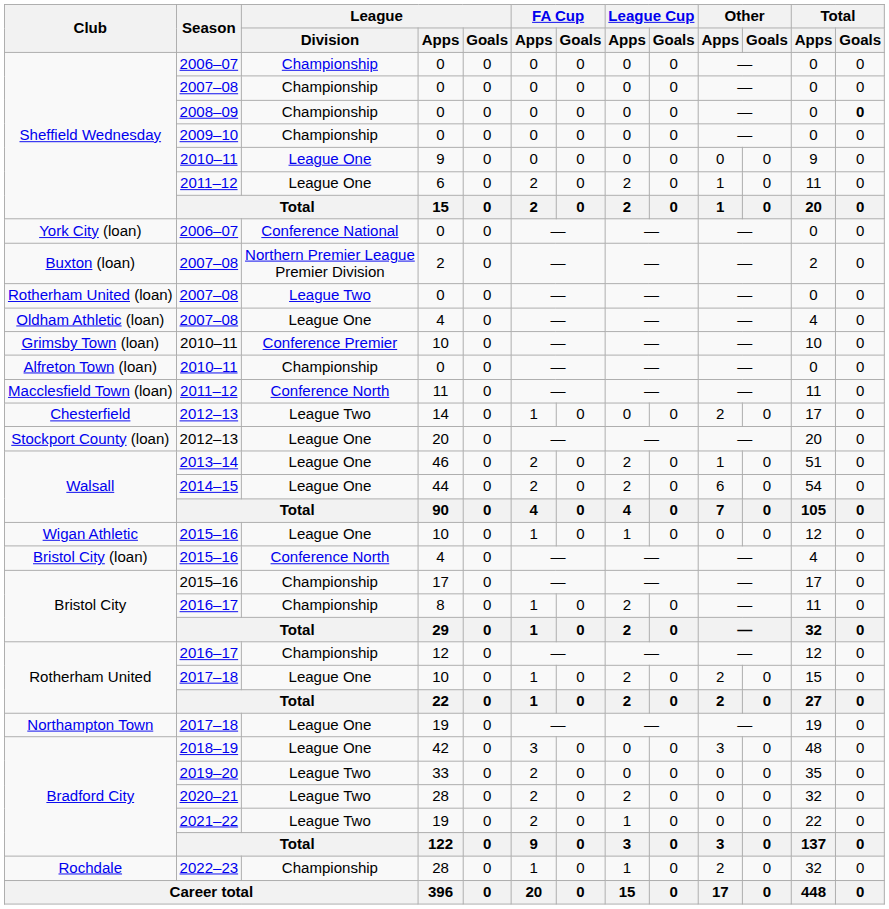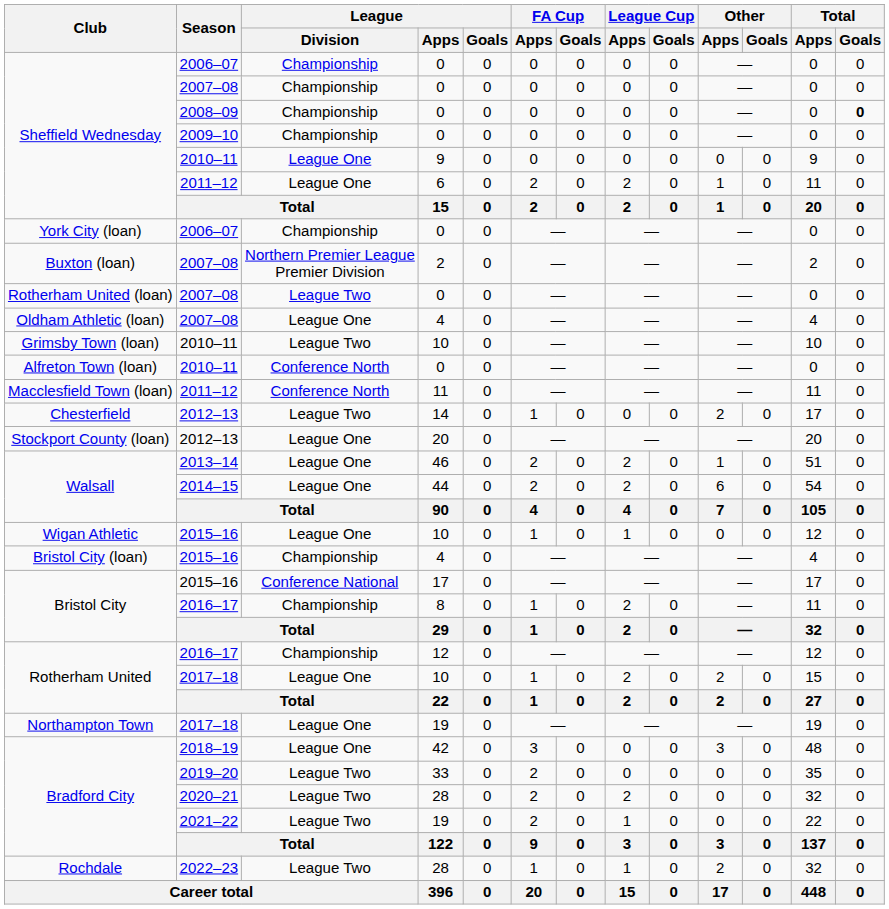(330, 231) Conference National -> (330, 231) Championship
(330, 343) Conference Premier -> (330, 343) League Two
(330, 367) Championship -> (330, 367) Conference North
(330, 558) Conference North -> (330, 558) Championship
(330, 581) Championship -> (330, 581) Conference National
(330, 868) Championship -> (330, 868) League Two
